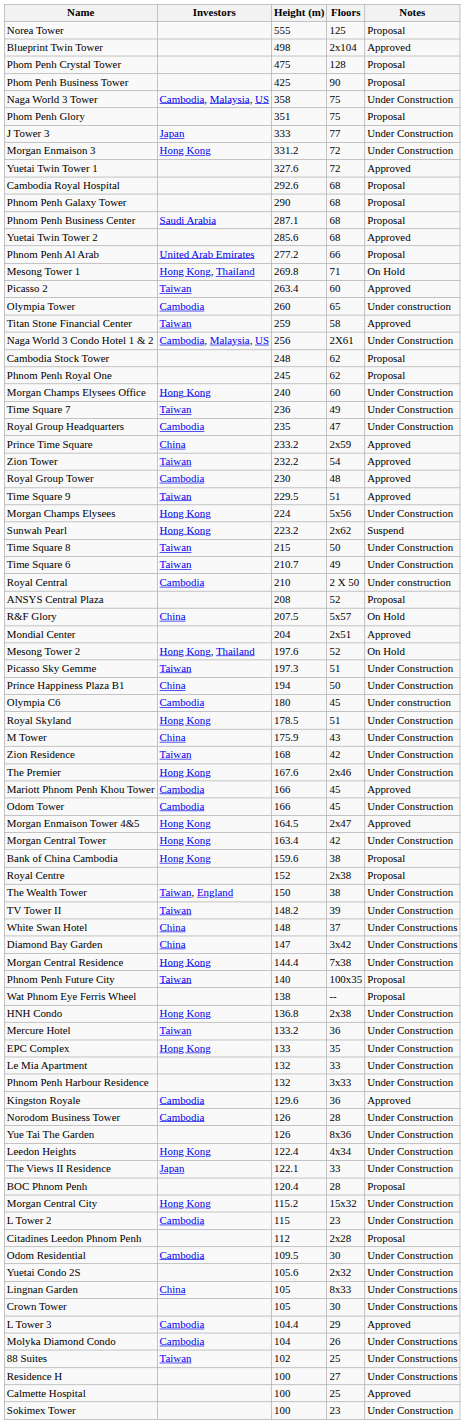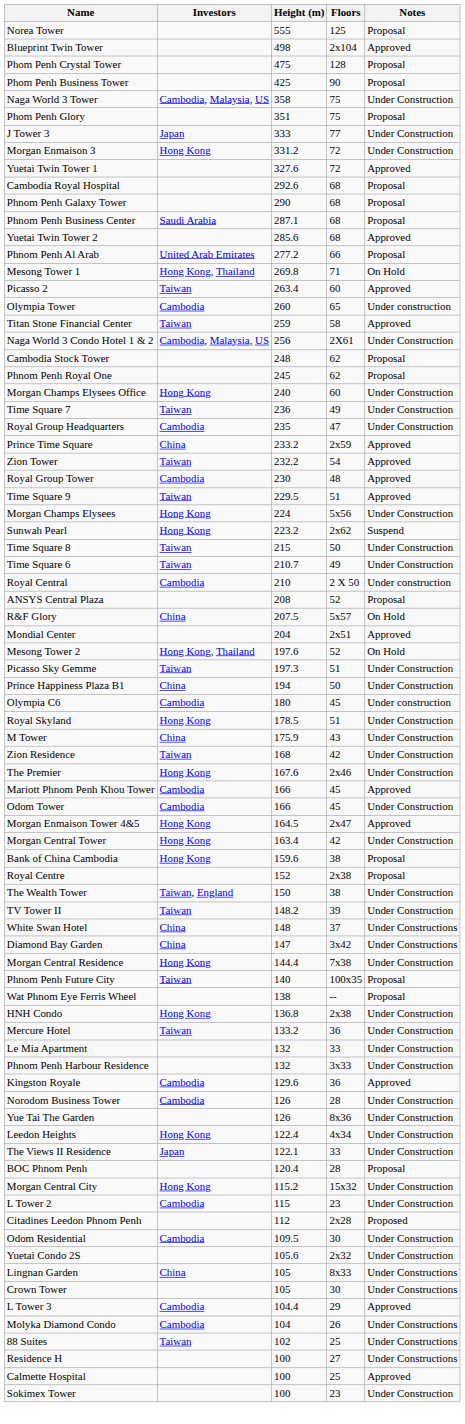- row: (38, 1048)
(386, 1238) Proposal -> (387, 1220) Proposed
